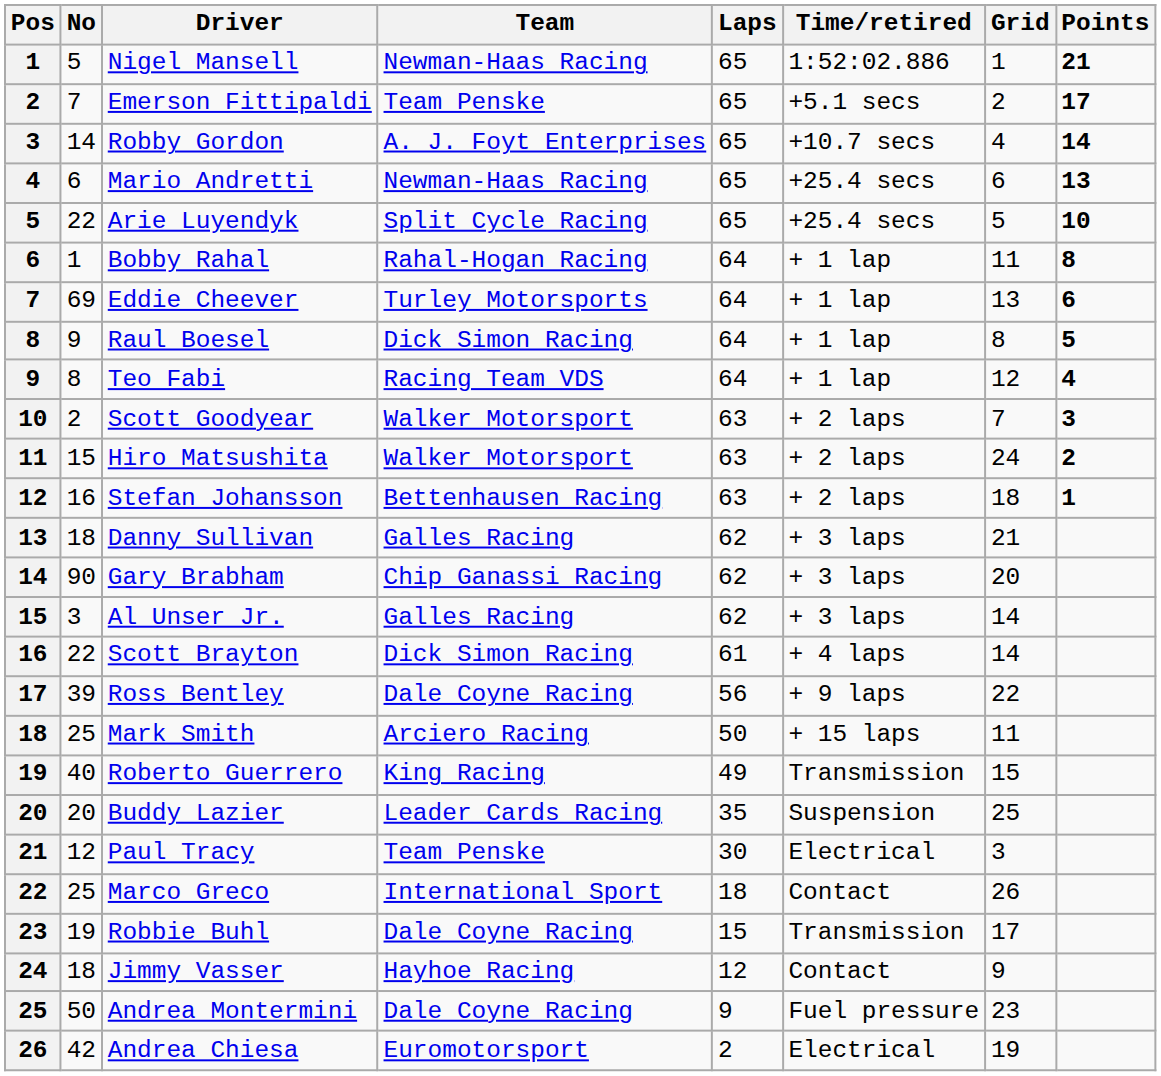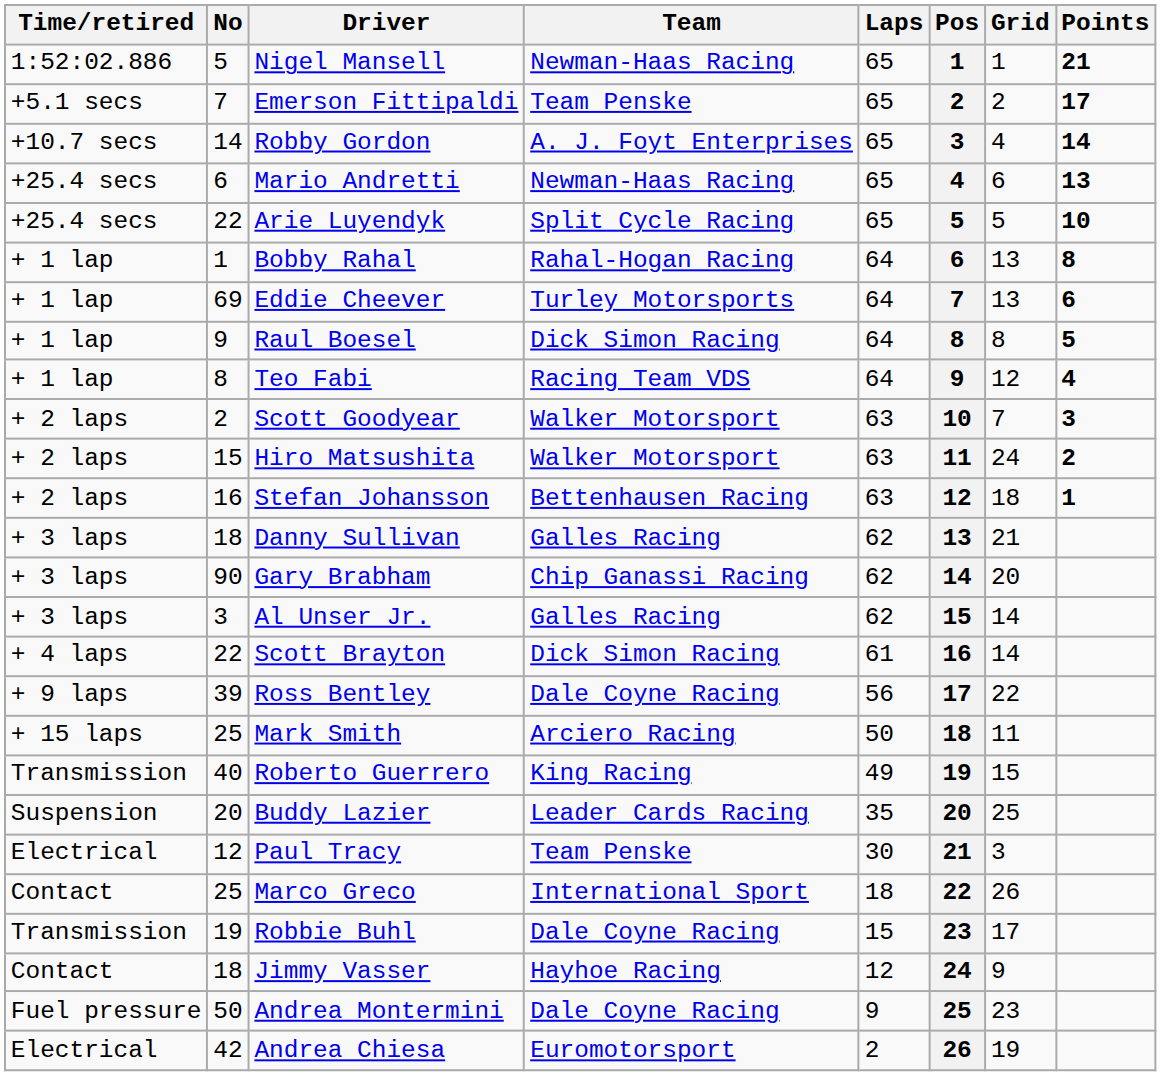columns swapped: (33, 25) <-> (884, 25)
(1006, 262) 11 -> (1006, 262) 13
